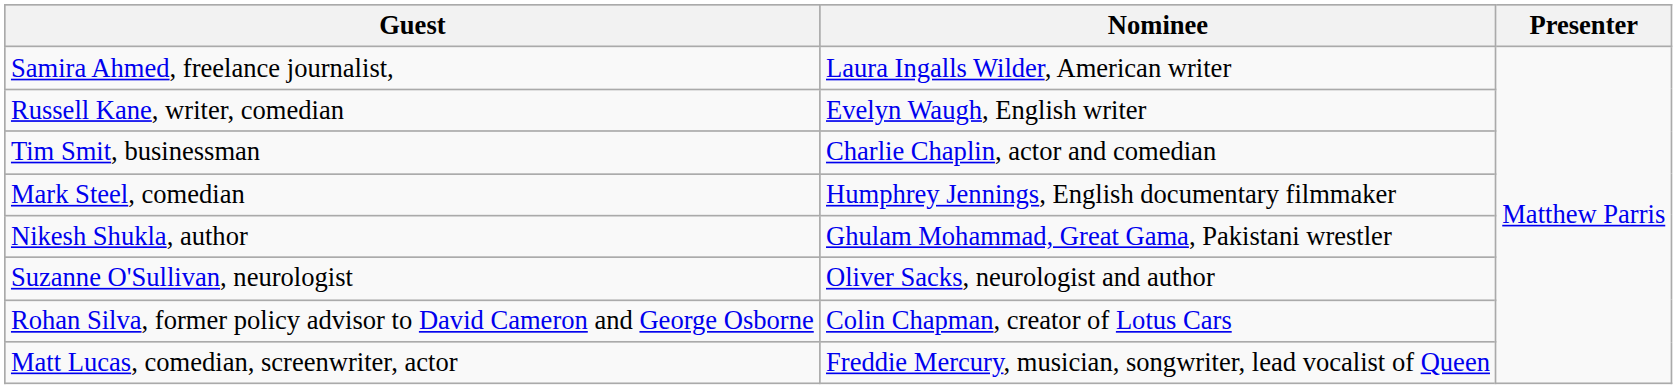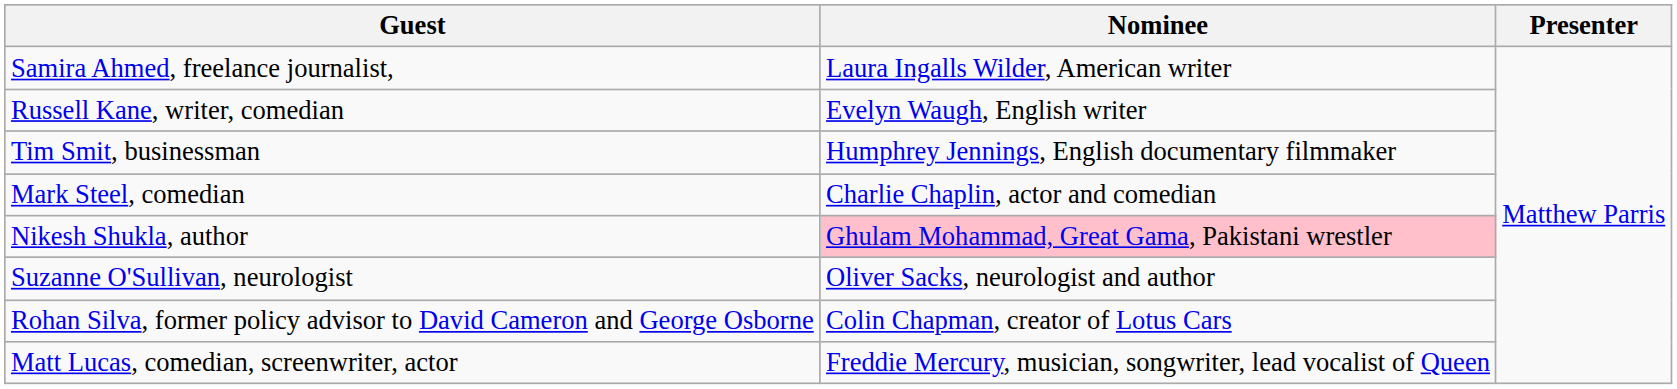(1021, 151) Charlie Chaplin, actor and comedian -> (1111, 151) Humphrey Jennings, English documentary filmmaker
(1111, 194) Humphrey Jennings, English documentary filmmaker -> (1021, 194) Charlie Chaplin, actor and comedian
(1109, 236) no background -> (1109, 236) pink background
